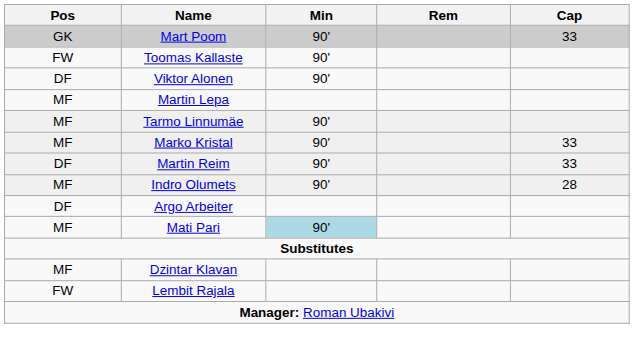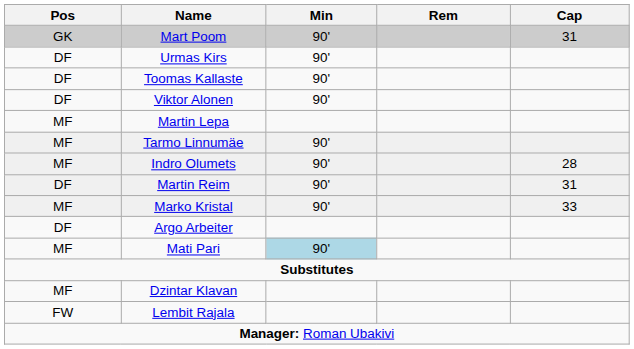(570, 36) 33 -> (570, 36) 31
+ row: (193, 57)
(63, 57) FW -> (63, 78) DF
rows swapped: (193, 184) <-> (193, 142)
(570, 163) 33 -> (570, 184) 31
